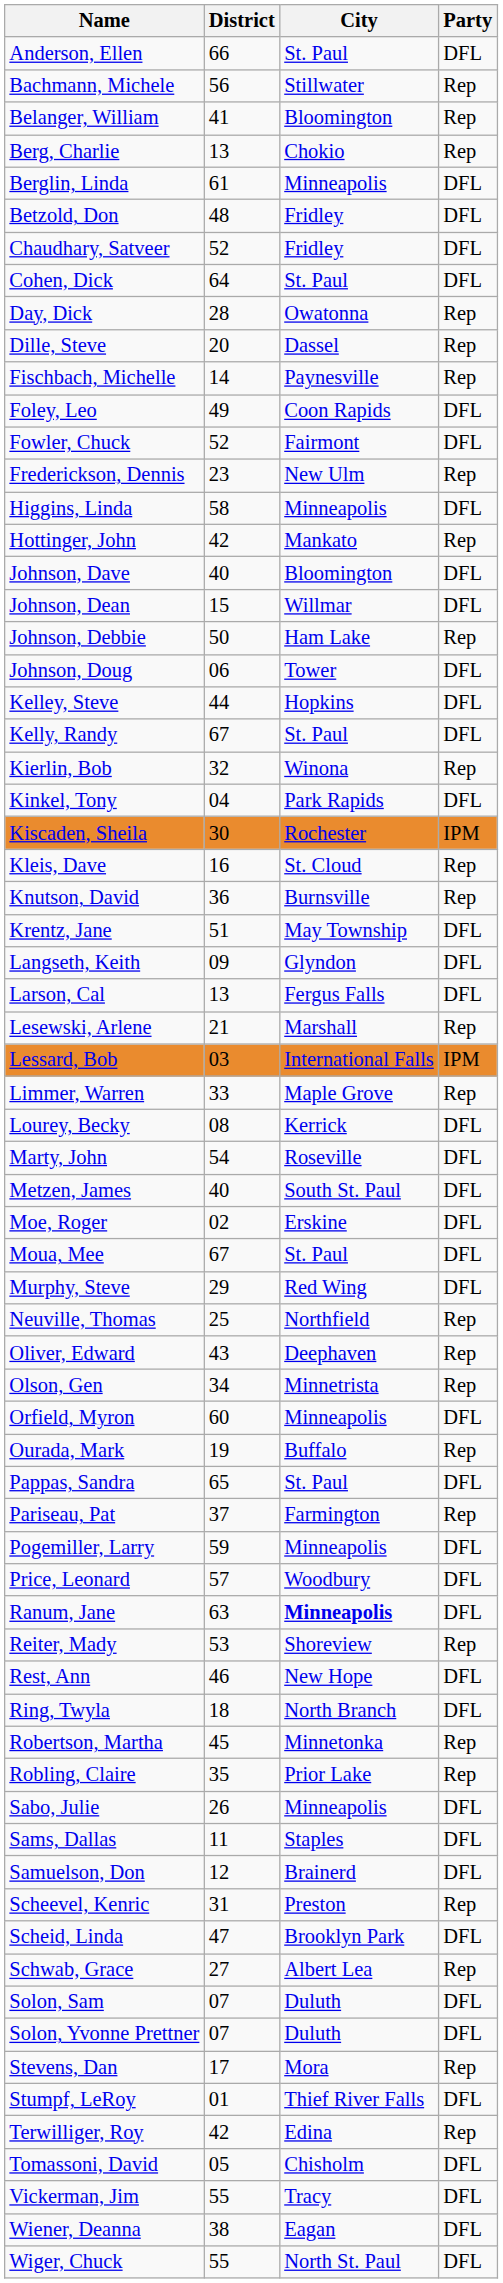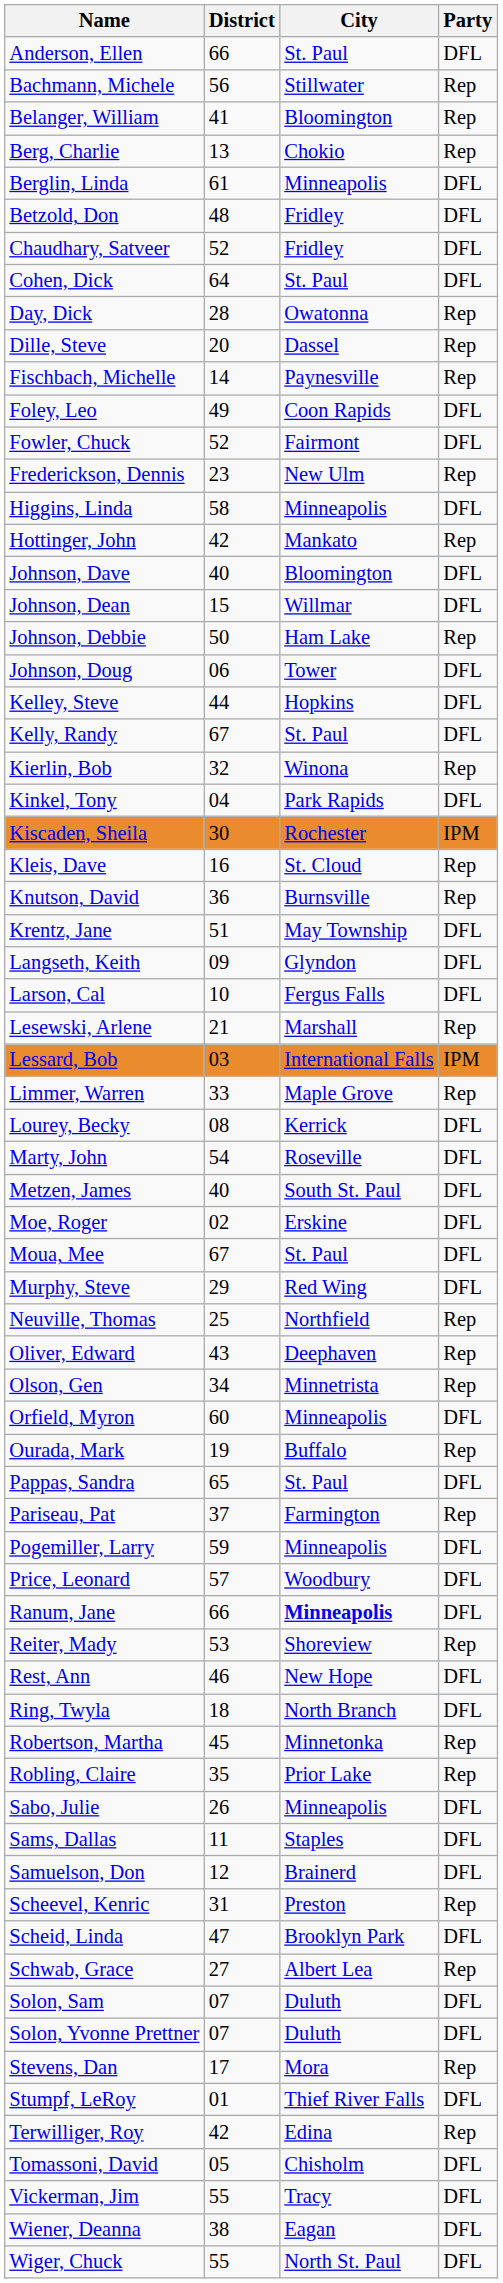(219, 995) 13 -> (219, 995) 10
(219, 1612) 63 -> (219, 1612) 66
